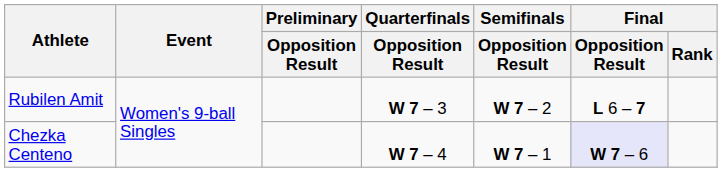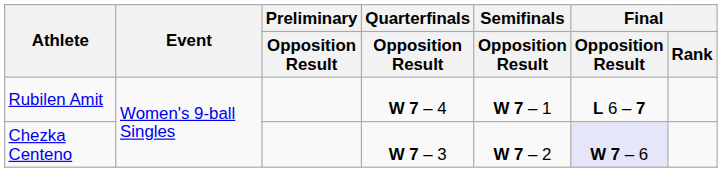(418, 109) W 7 – 3 -> (418, 109) W 7 – 4
(522, 109) W 7 – 2 -> (522, 109) W 7 – 1
(418, 154) W 7 – 4 -> (418, 154) W 7 – 3
(522, 154) W 7 – 1 -> (522, 154) W 7 – 2
